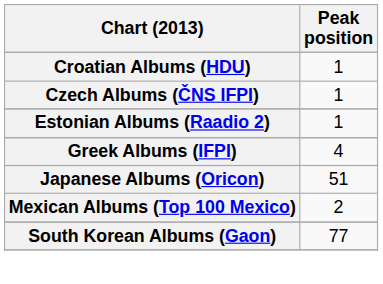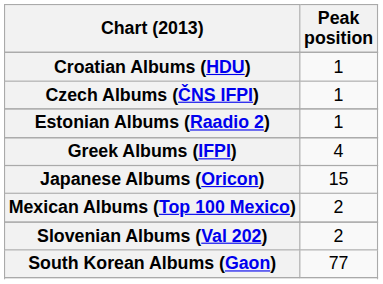(339, 179) 51 -> (339, 179) 15
+ row: (152, 235)
